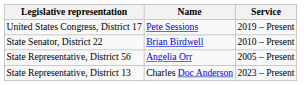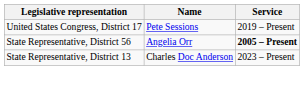- row: (55, 42)
(266, 57) normal -> (267, 42) bold
